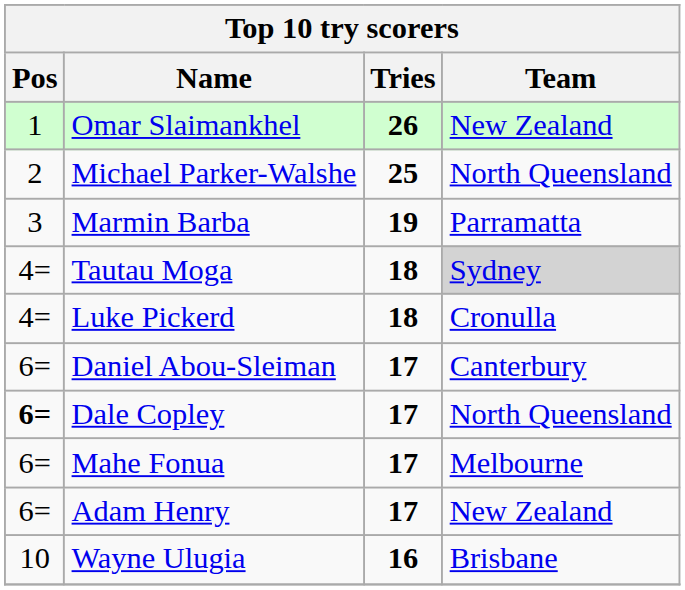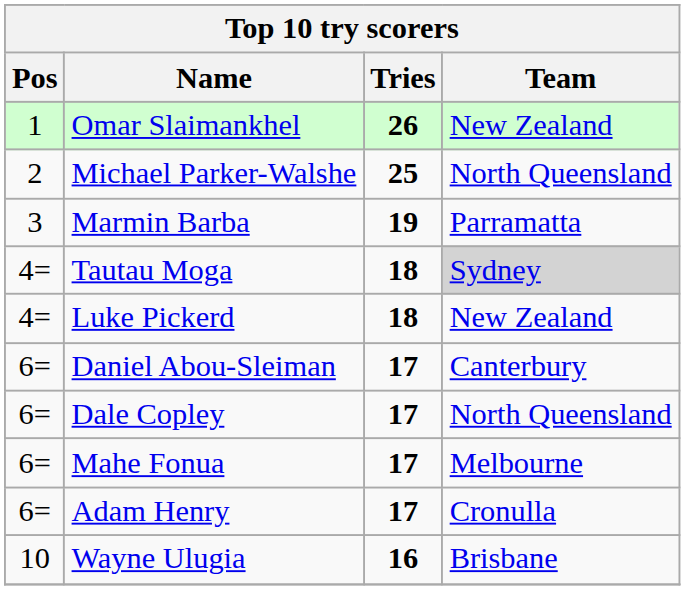(503, 317) Cronulla -> (531, 317) New Zealand
(35, 414) bold -> (35, 414) normal
(531, 510) New Zealand -> (503, 510) Cronulla
